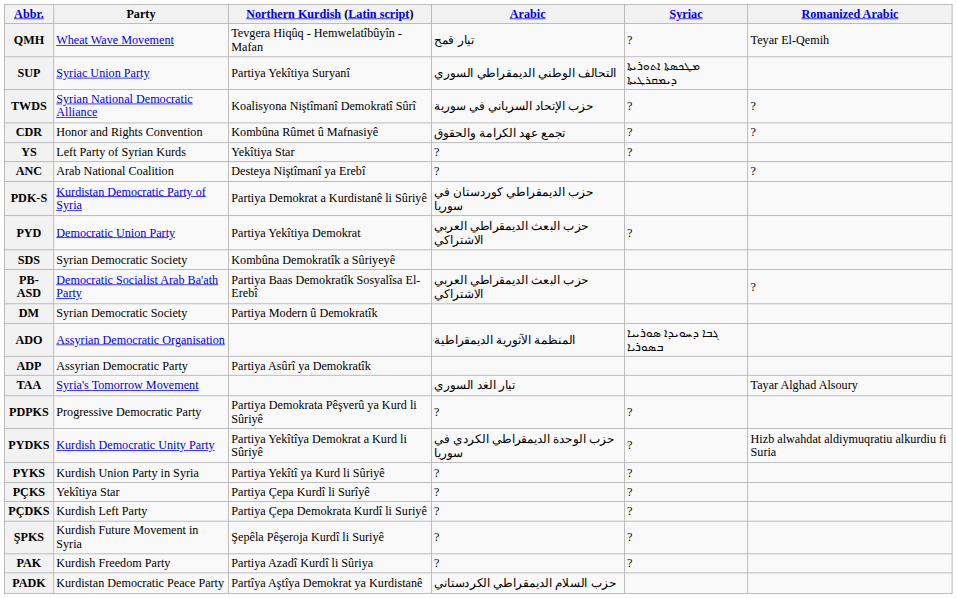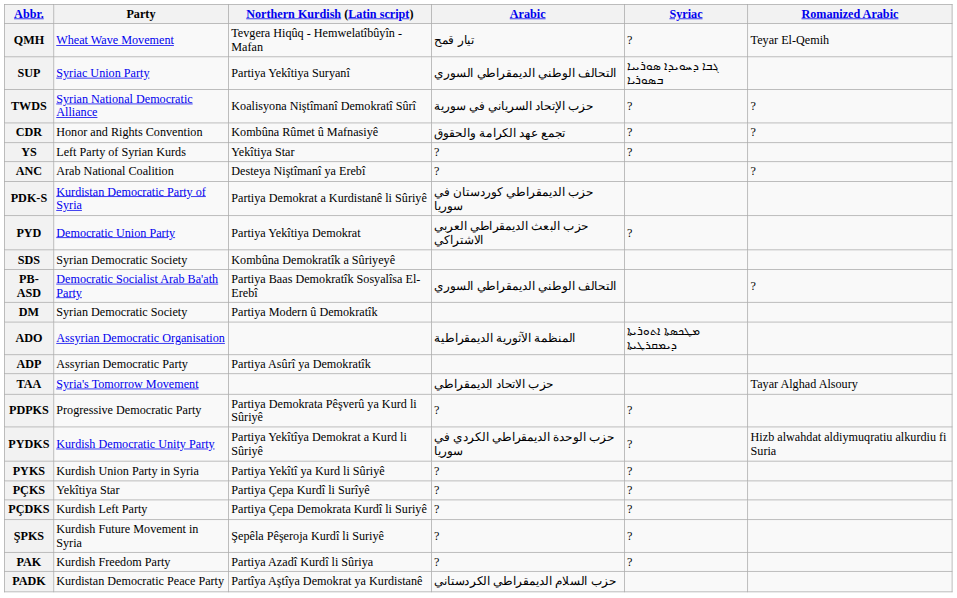(664, 73) ܡܛܟܣܬܐ ܐܬܘܪܝܬܐ ܕܝܡܩܪܛܝܬܐ -> (673, 73) ܓܒܐ ܕܚܘܝܕܐ ܣܘܪܝܝܐ ܒܣܘܪܝܐ
(512, 287) حزب البعث الديمقراطي العربي الاشتراكي -> (525, 286) التحالف الوطني الديمقراطي السوري
(673, 339) ܓܒܐ ܕܚܘܝܕܐ ܣܘܪܝܝܐ ܒܣܘܪܝܐ -> (664, 338) ܡܛܟܣܬܐ ܐܬܘܪܝܬܐ ܕܝܡܩܪܛܝܬܐ
(475, 385) تيار الغد السوري -> (494, 384) حزب الاتحاد الديمقراطي
